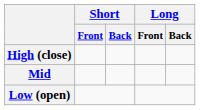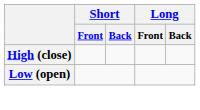- row: (39, 74)
